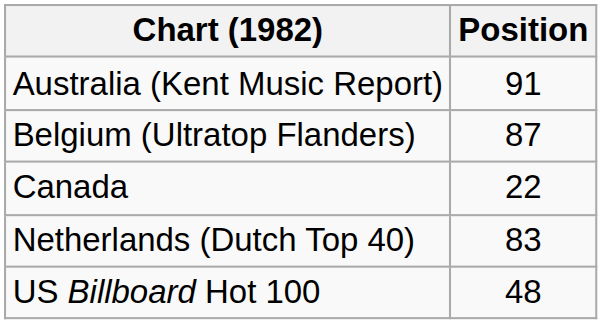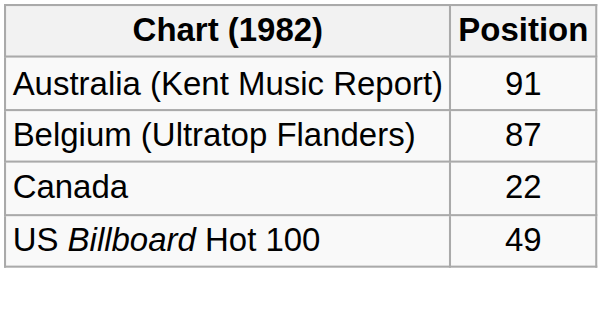- row: (214, 239)
(523, 291) 48 -> (523, 239) 49
